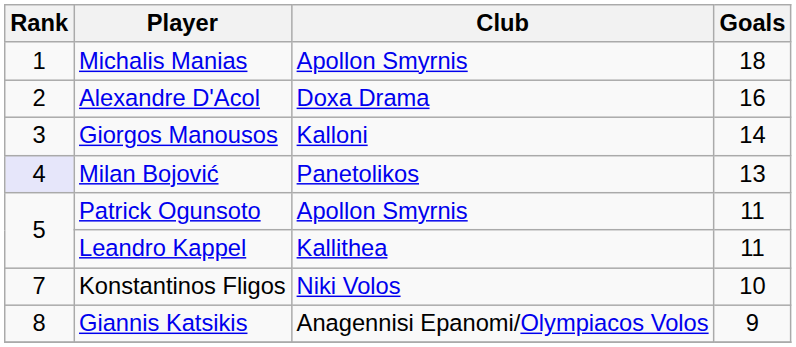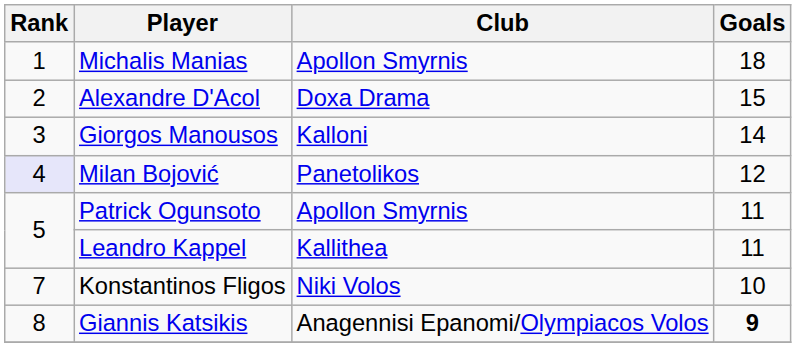(752, 98) 16 -> (752, 98) 15
(752, 173) 13 -> (752, 173) 12
(752, 323) normal -> (752, 323) bold
